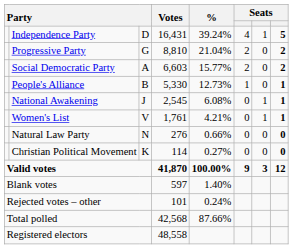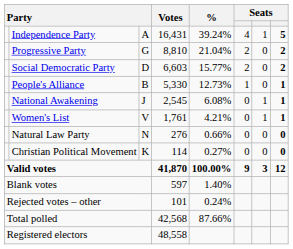(145, 34) D -> (145, 34) A
(145, 67) A -> (145, 67) D
